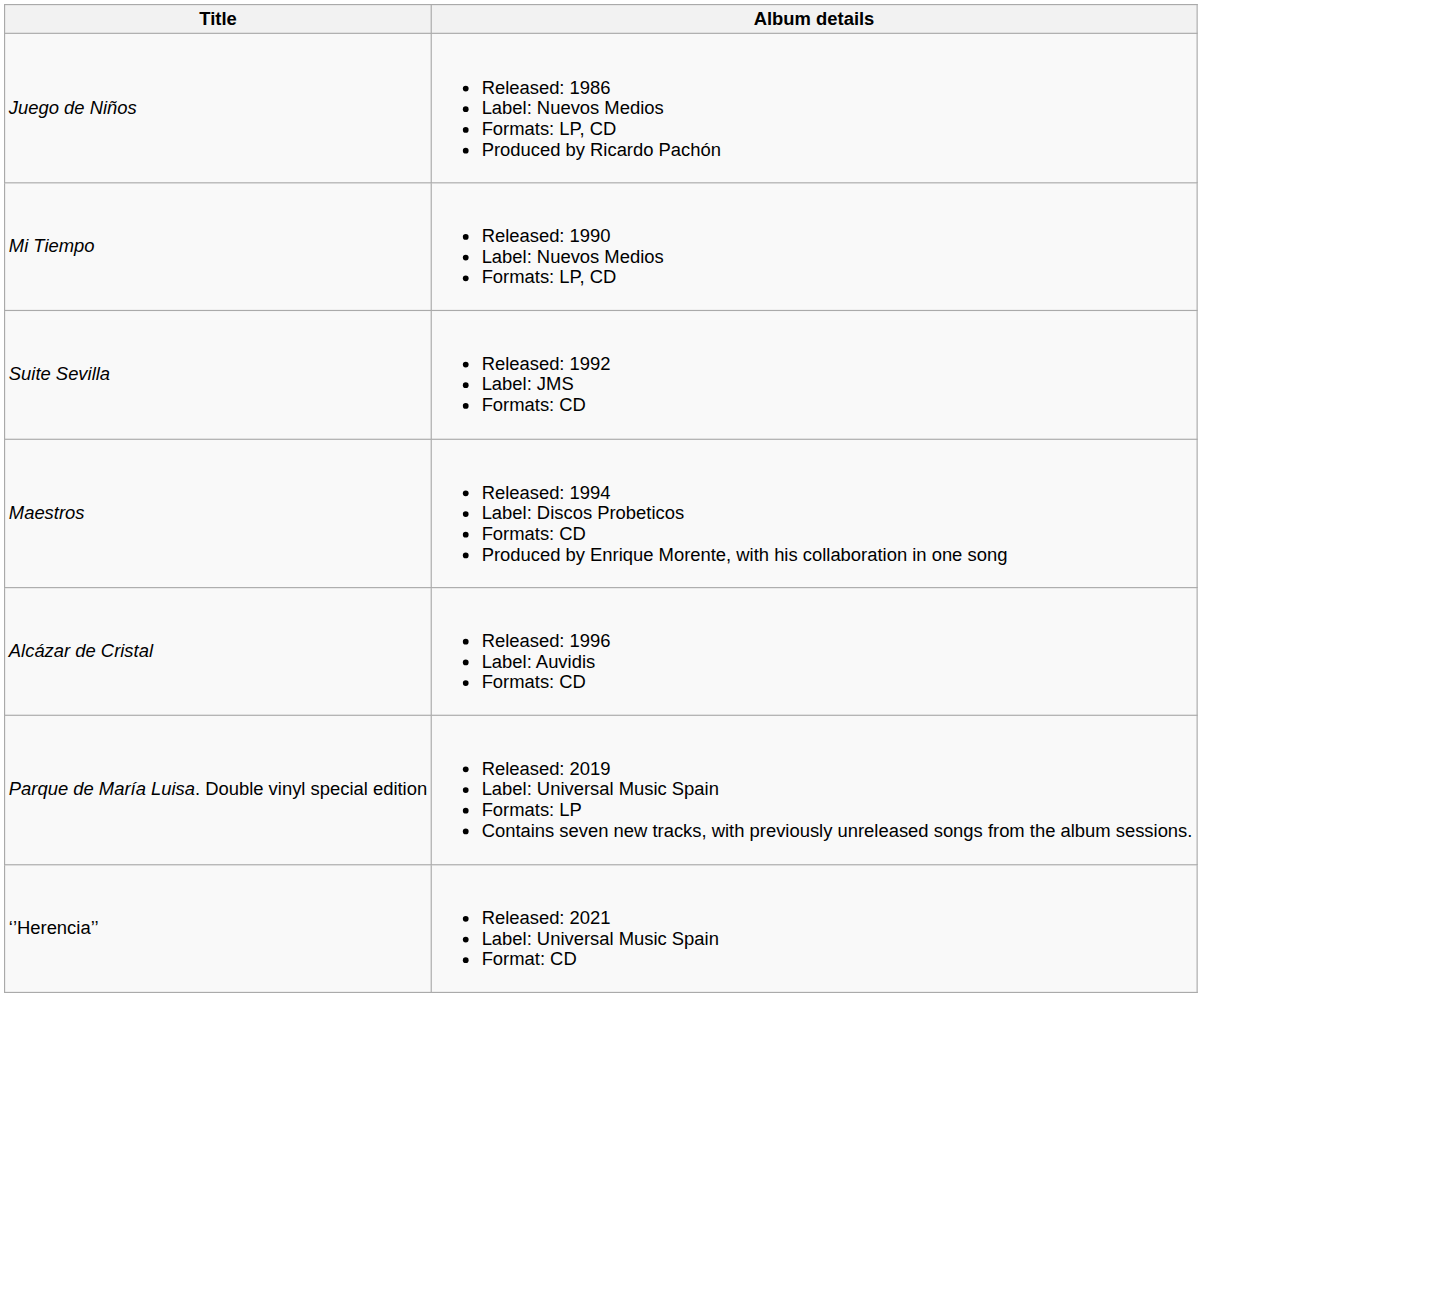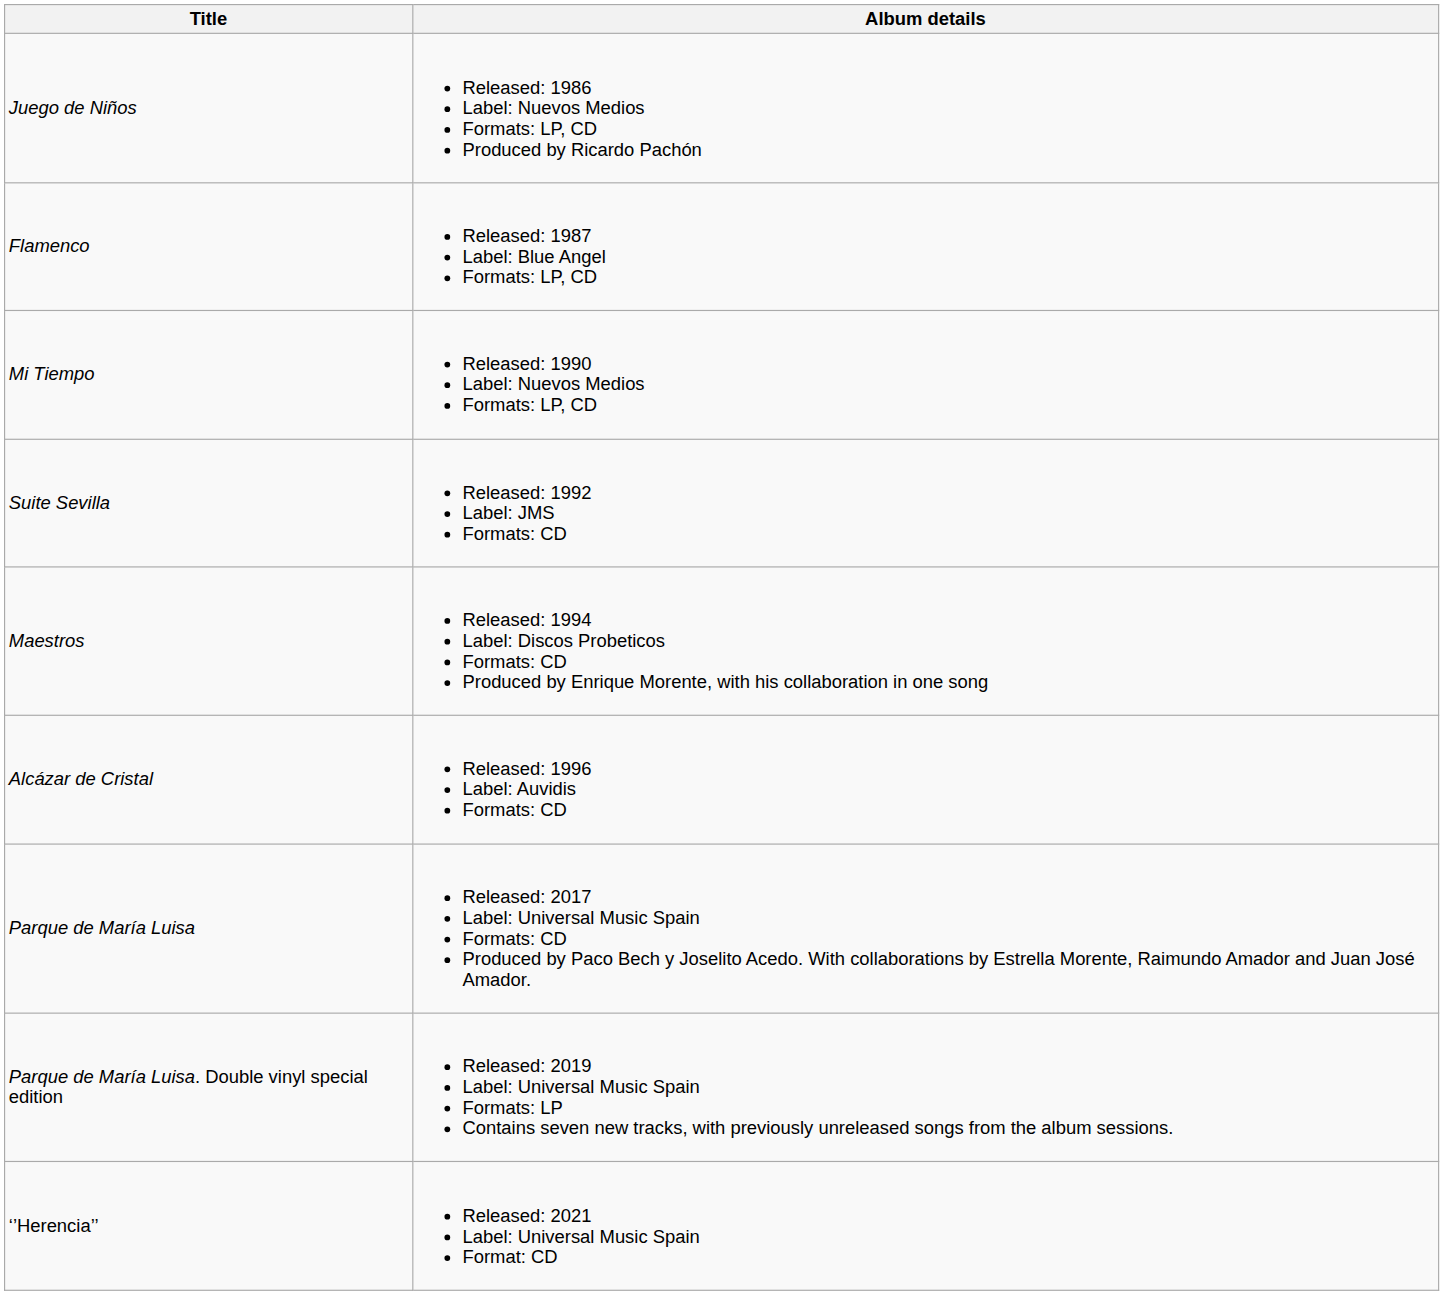+ row: (49, 246)
+ row: (102, 928)
